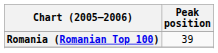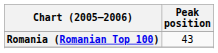(187, 39) 39 -> (187, 39) 43
